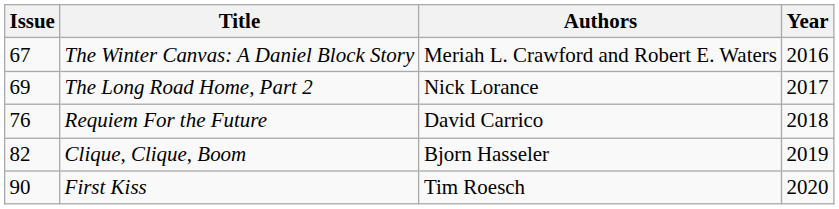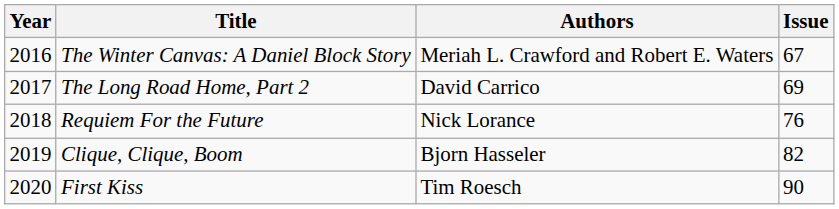columns swapped: (808, 21) <-> (32, 21)
(481, 87) Nick Lorance -> (480, 87) David Carrico
(484, 120) David Carrico -> (478, 120) Nick Lorance
